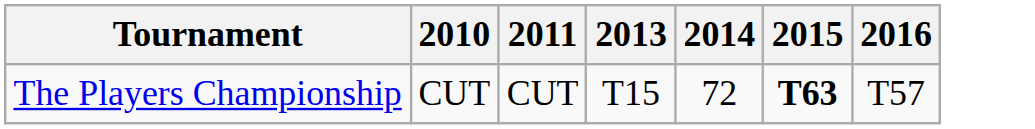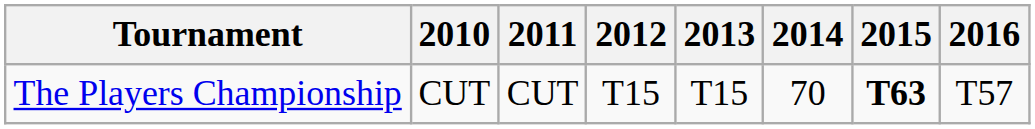+ column: (631, 34)
(719, 93) 72 -> (808, 93) 70
